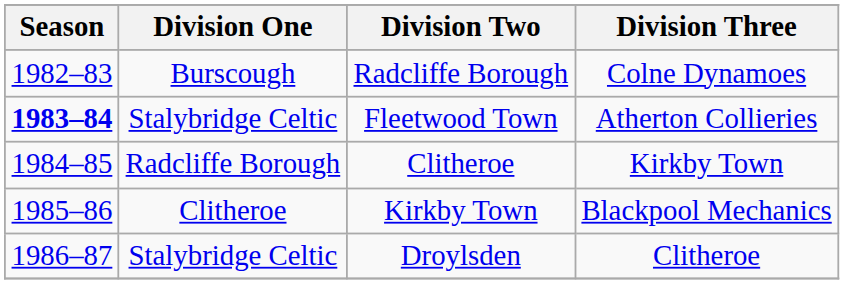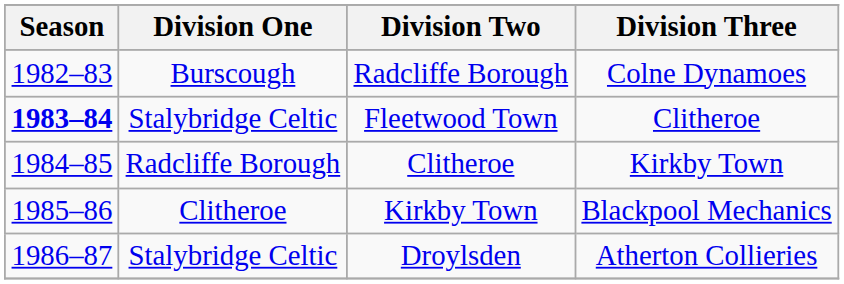(707, 118) Atherton Collieries -> (707, 118) Clitheroe
(707, 255) Clitheroe -> (707, 255) Atherton Collieries
